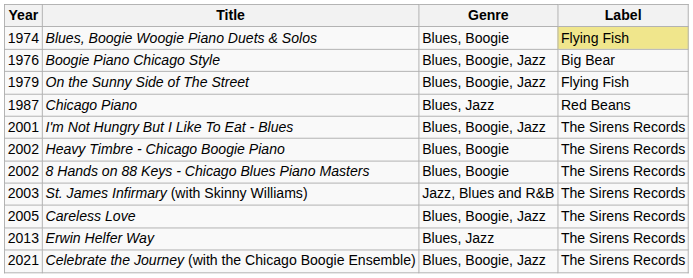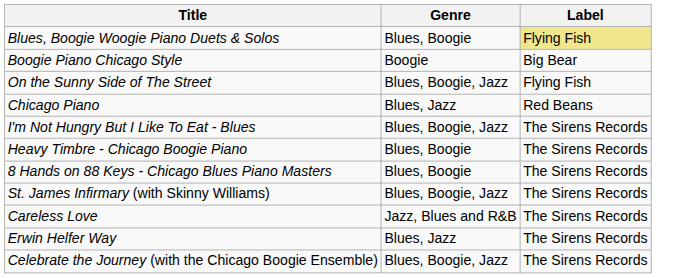- column: (23, 15)
(484, 60) Blues, Boogie, Jazz -> (406, 60) Boogie
(488, 194) Jazz, Blues and R&B -> (446, 194) Blues, Boogie, Jazz
(484, 216) Blues, Boogie, Jazz -> (451, 216) Jazz, Blues and R&B
